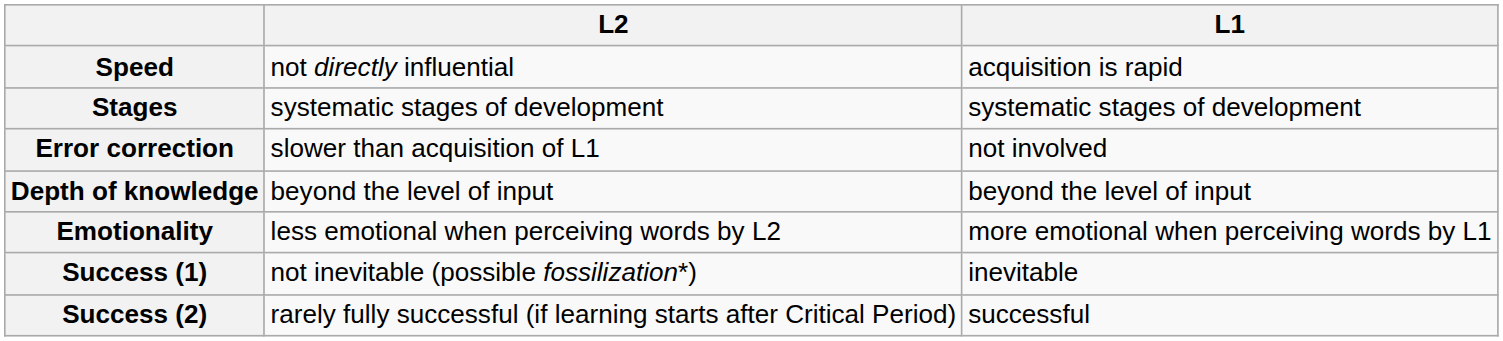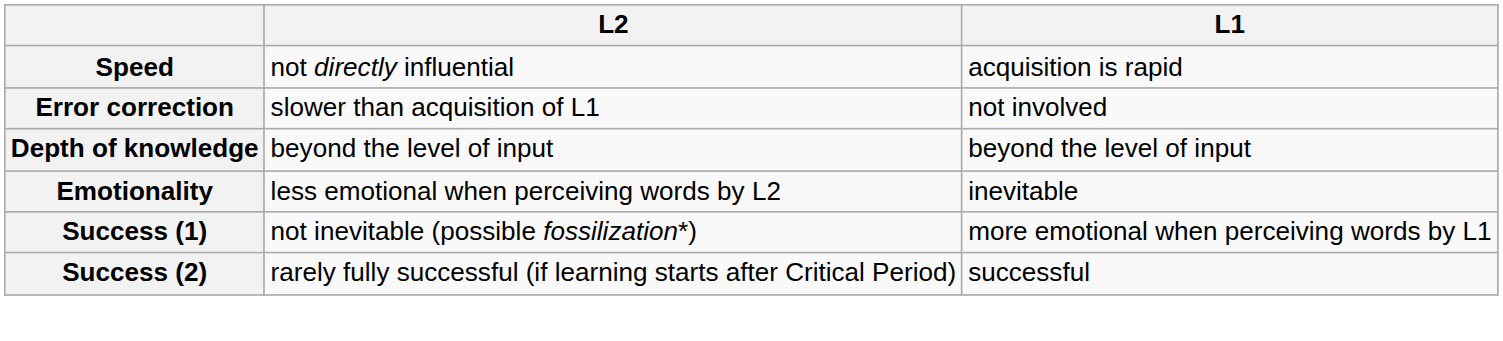- row: (135, 107)
(1230, 231) more emotional when perceiving words by L1 -> (1023, 190) inevitable
(1023, 273) inevitable -> (1230, 231) more emotional when perceiving words by L1
